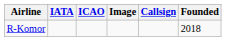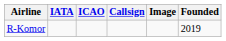columns swapped: (158, 12) <-> (123, 12)
(191, 28) 2018 -> (191, 28) 2019
